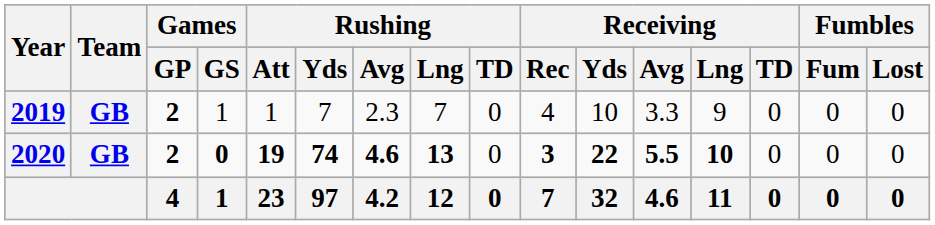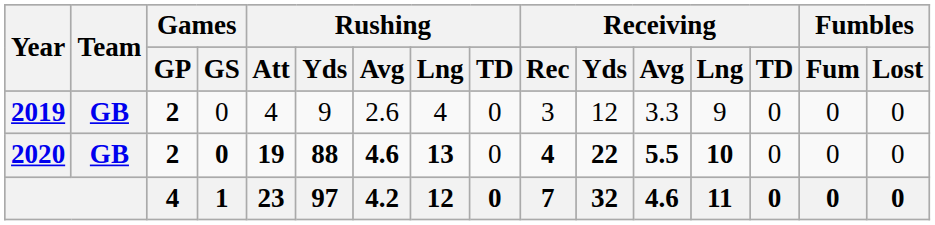(222, 111) 1 -> (222, 111) 0
(271, 111) 1 -> (271, 111) 4
(325, 111) 7 -> (325, 111) 9
(382, 111) 2.3 -> (382, 111) 2.6
(440, 111) 7 -> (440, 111) 4
(548, 111) 4 -> (548, 111) 3
(605, 111) 10 -> (605, 111) 12
(325, 154) 74 -> (325, 154) 88
(548, 154) 3 -> (548, 154) 4
